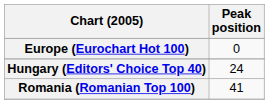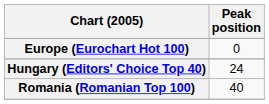(236, 88) 41 -> (236, 88) 40
